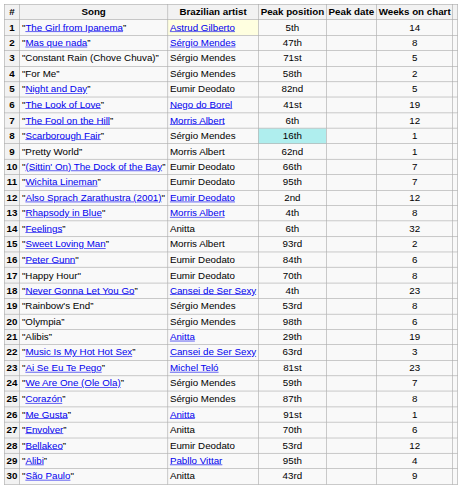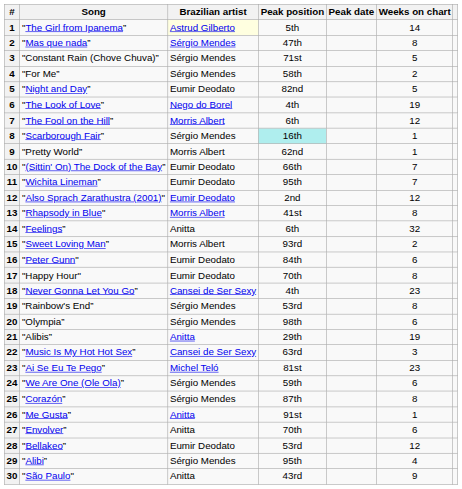(292, 105) 41st -> (292, 105) 4th
(292, 213) 4th -> (292, 213) 41st
(415, 383) 7 -> (415, 383) 6
(196, 461) Pabllo Vittar -> (203, 461) Sérgio Mendes
